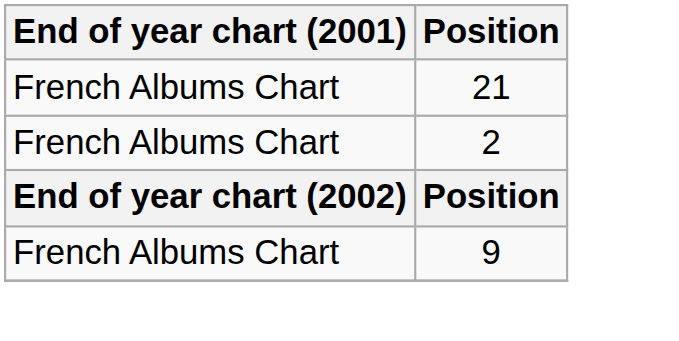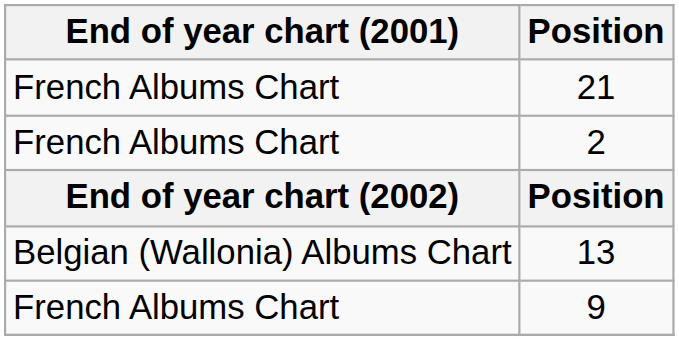+ row: (596, 252)
